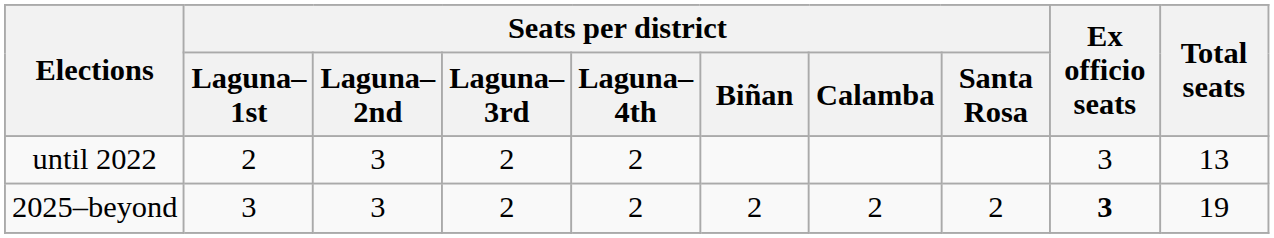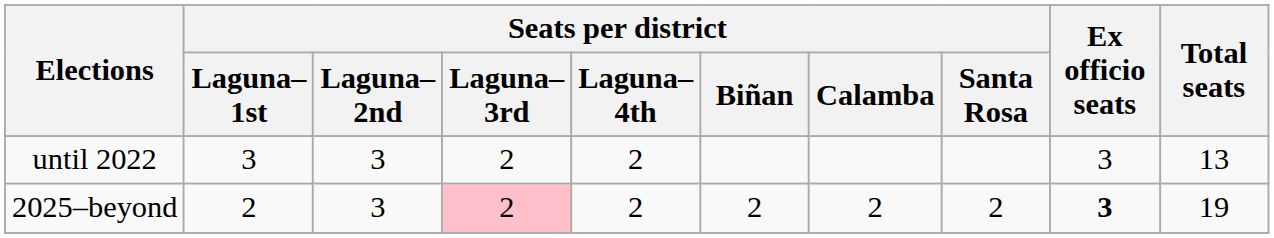(249, 159) 2 -> (249, 159) 3
(249, 207) 3 -> (249, 207) 2
(507, 207) no background -> (507, 207) pink background
